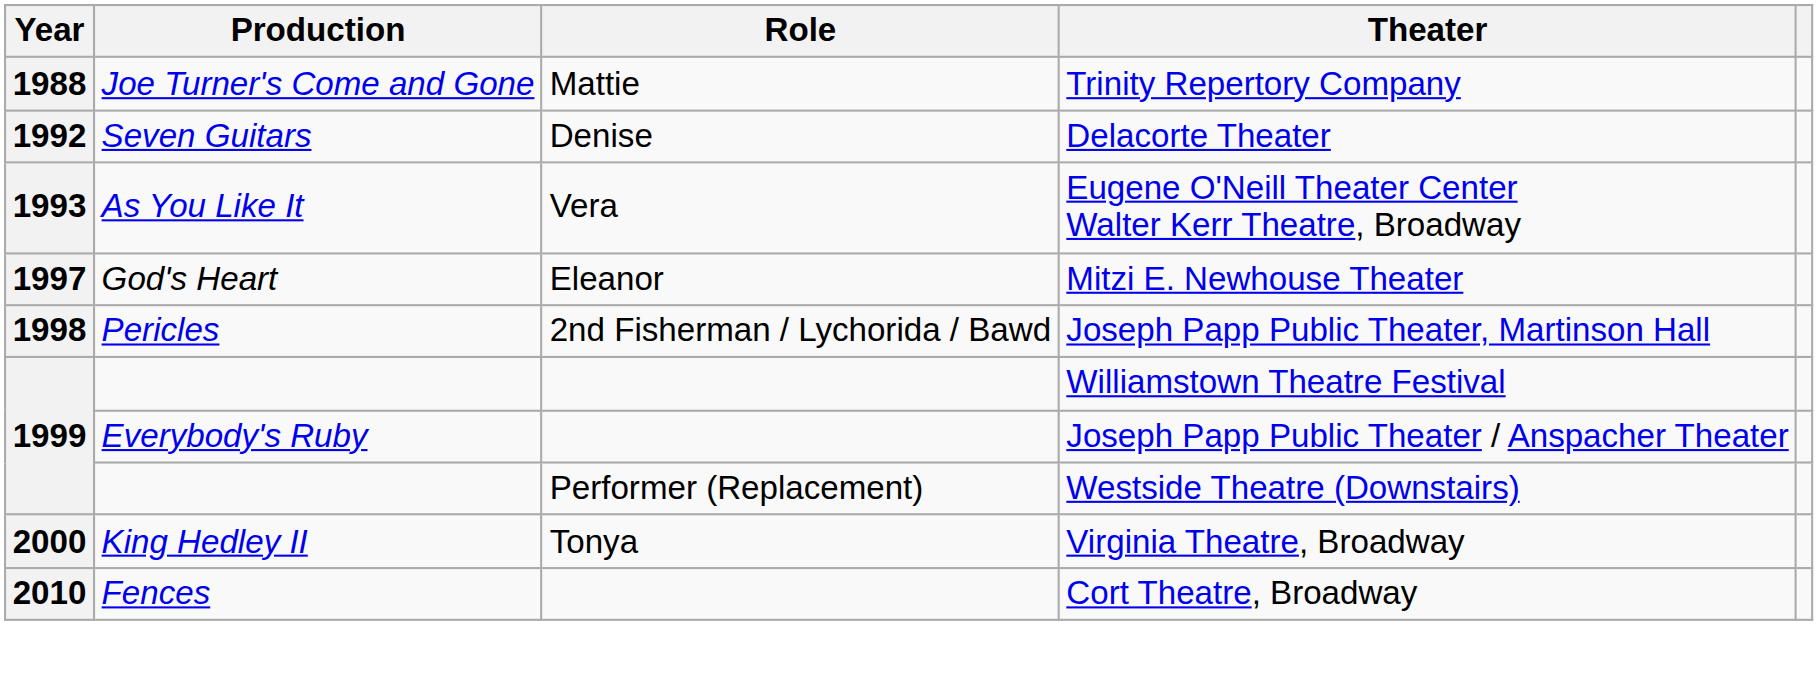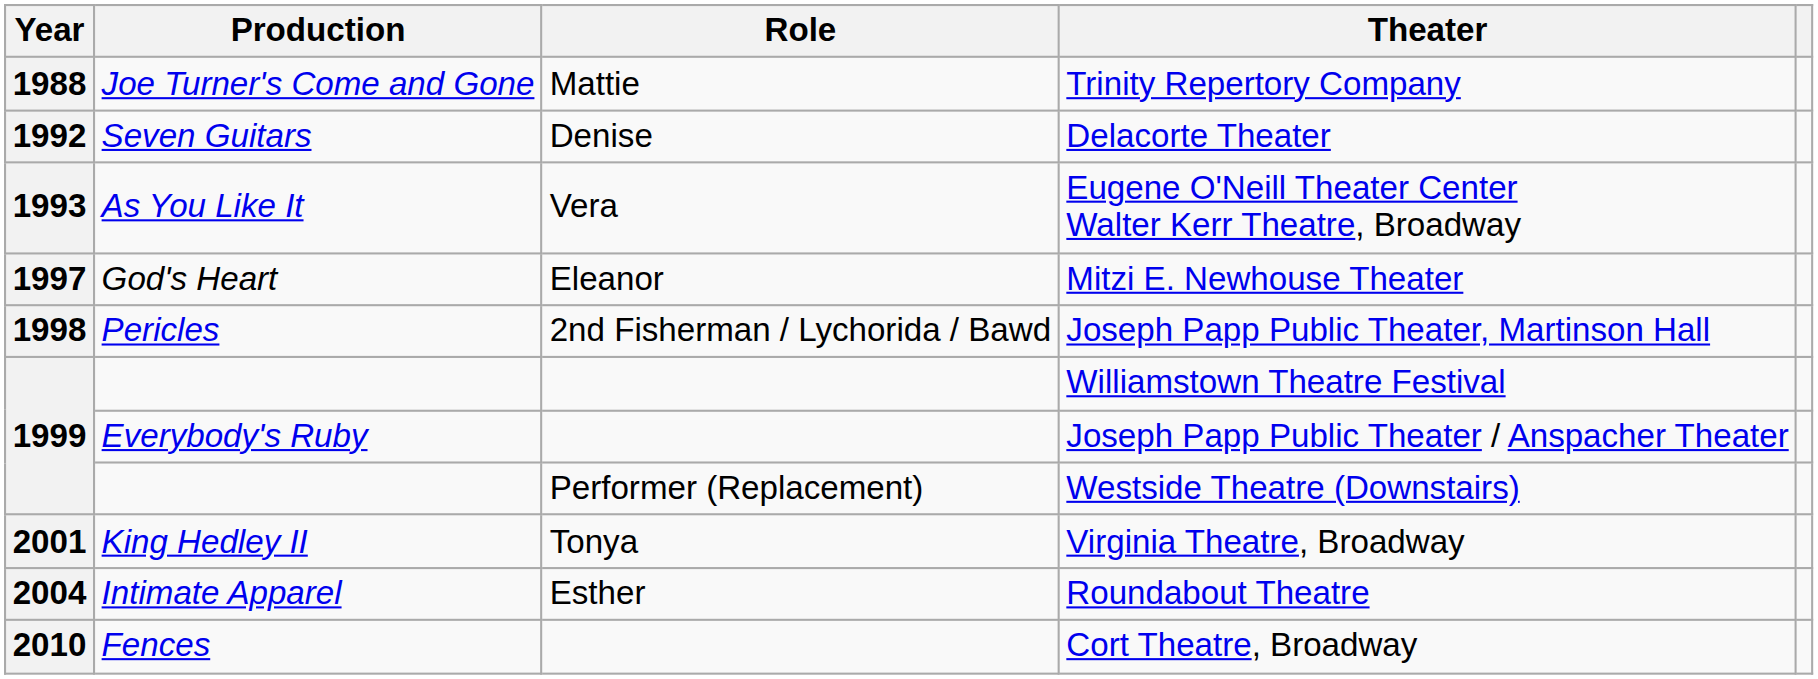(50, 540) 2000 -> (50, 540) 2001
+ row: (1218, 593)
